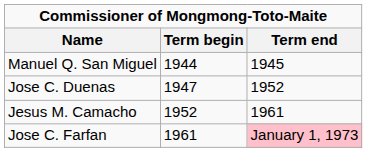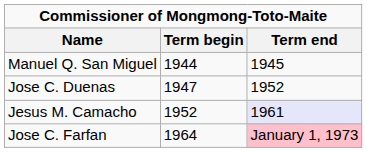(267, 111) no background -> (267, 111) lavender background
(180, 135) 1961 -> (180, 135) 1964
